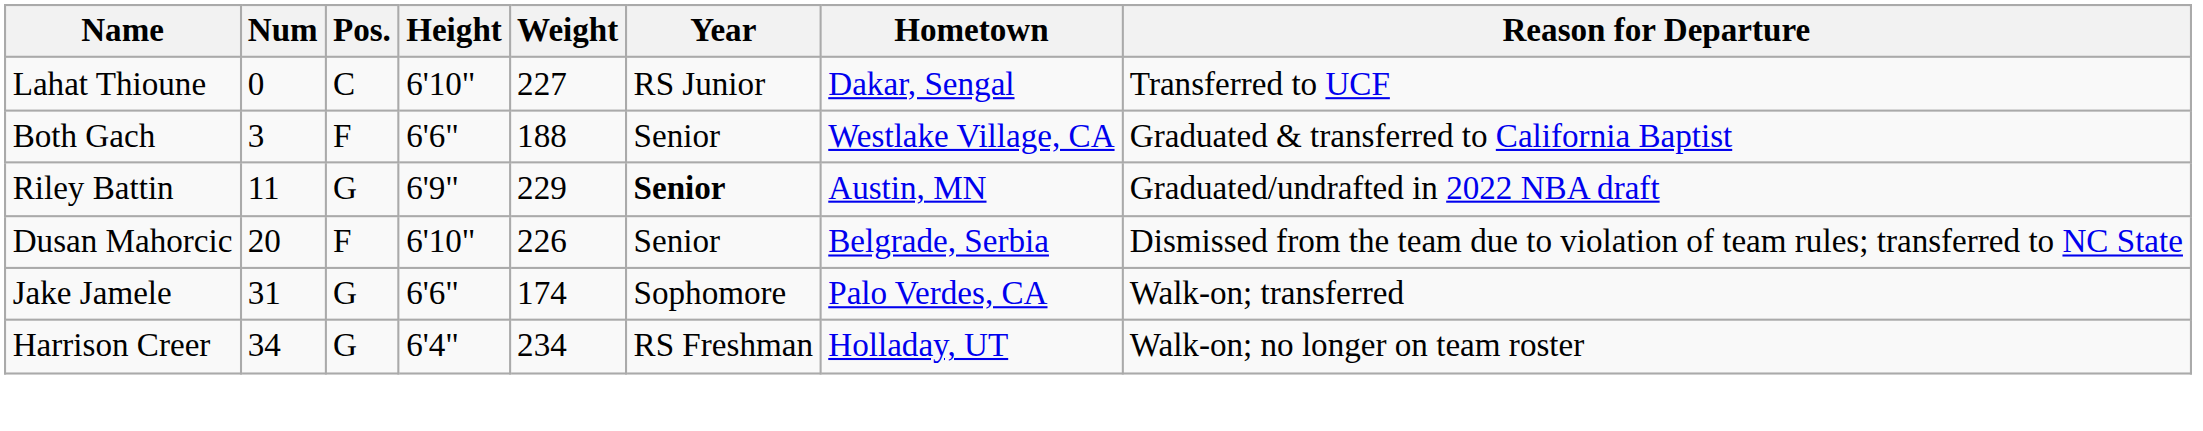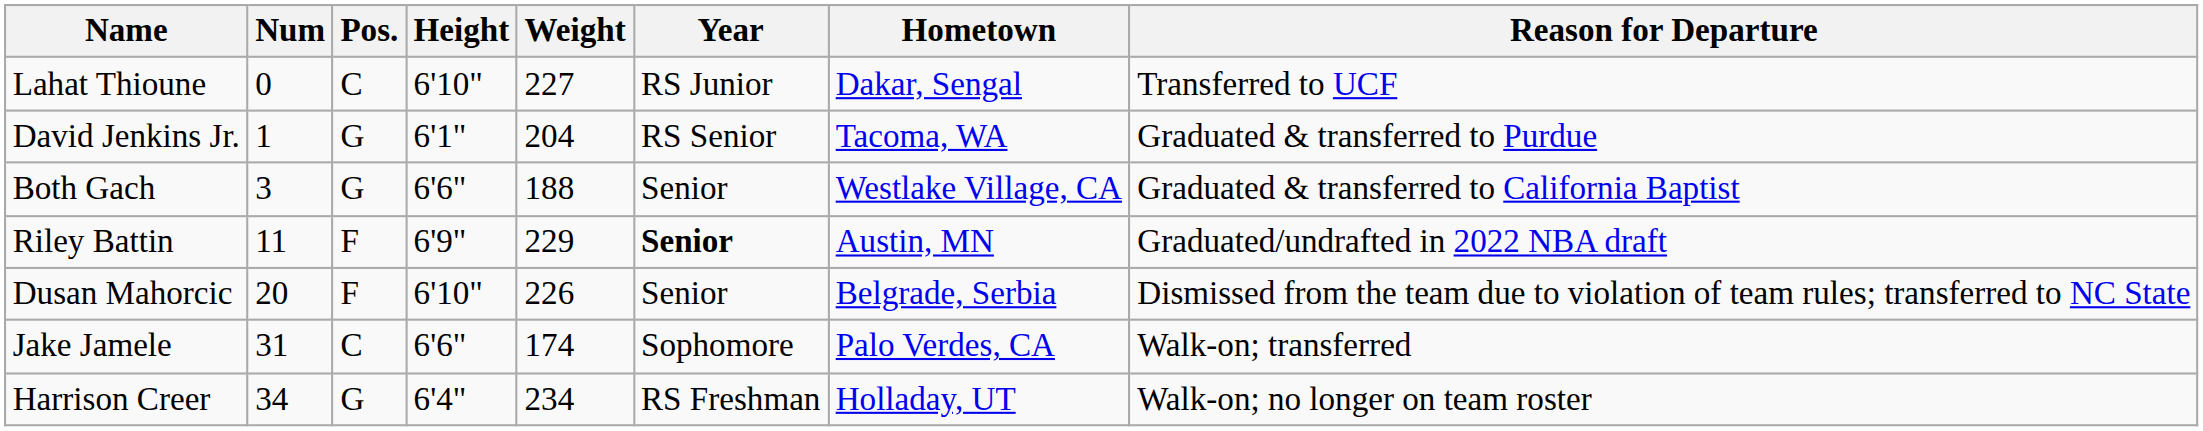+ row: (126, 135)
(342, 135) F -> (352, 188) G
(345, 188) G -> (350, 240) F
(345, 293) G -> (351, 345) C
